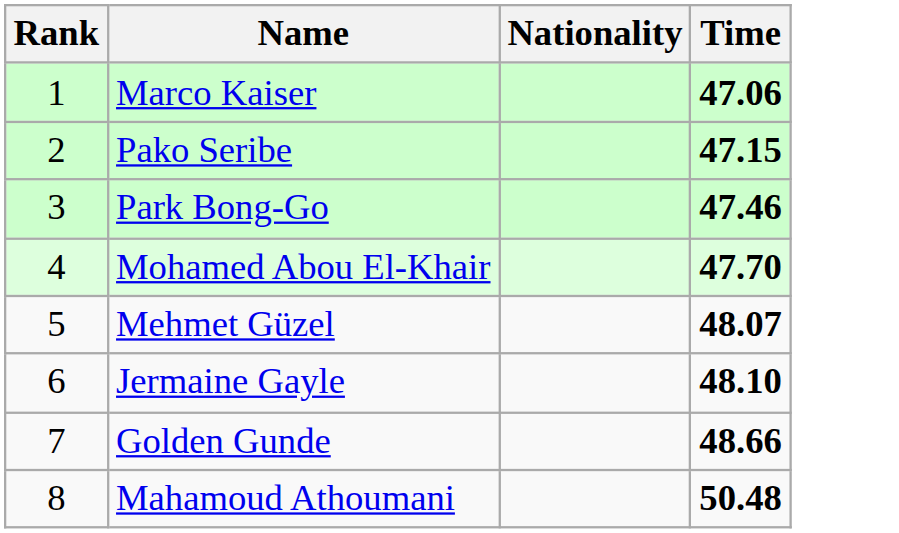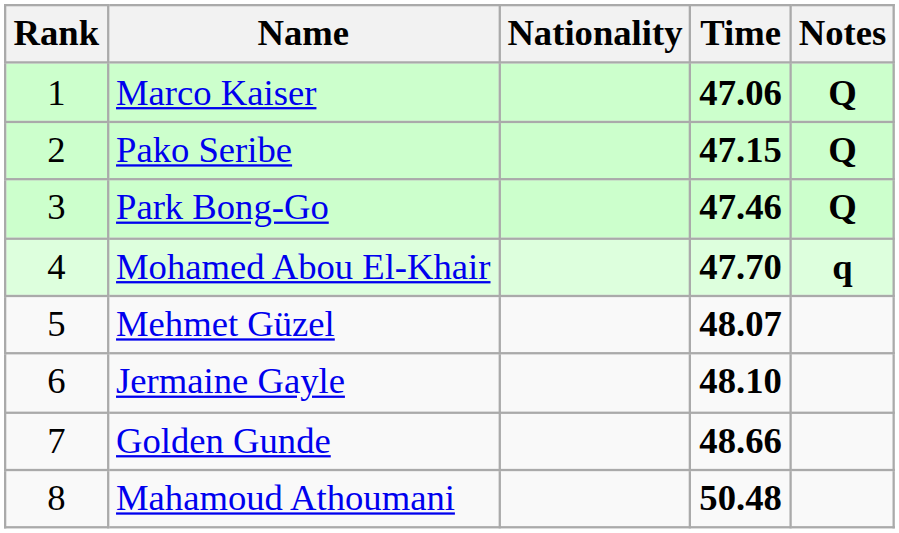+ column: (842, 33)
